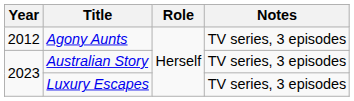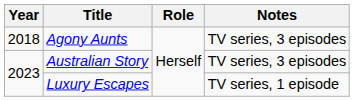(24, 38) 2012 -> (24, 38) 2018
(277, 84) TV series, 3 episodes -> (273, 84) TV series, 1 episode
